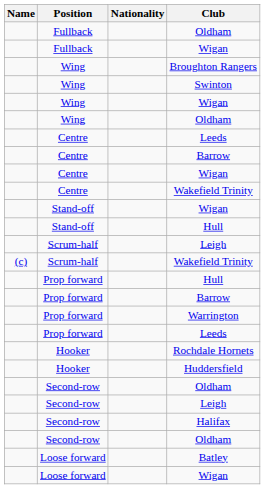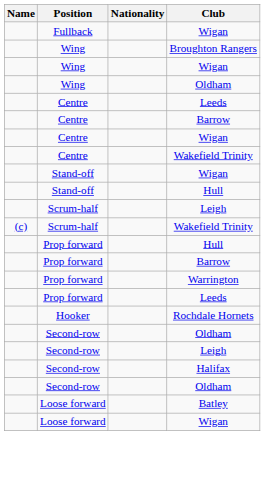- row: (73, 31)
- row: (73, 84)
- row: (73, 368)
